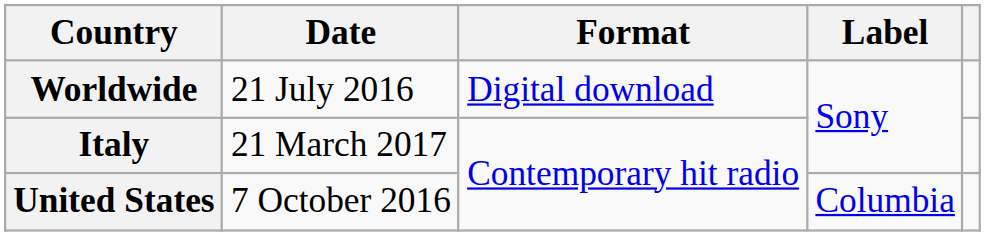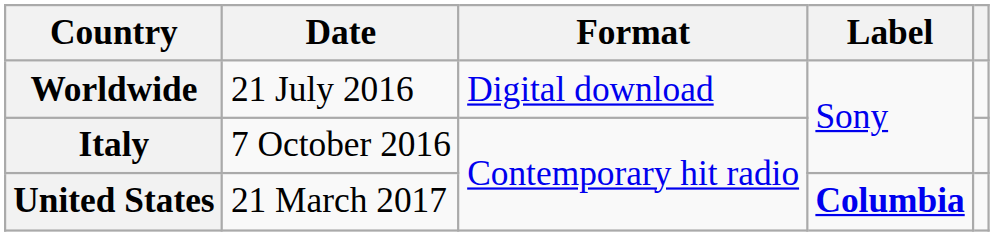(339, 144) 21 March 2017 -> (341, 144) 7 October 2016
(341, 200) 7 October 2016 -> (339, 200) 21 March 2017
(885, 200) normal -> (890, 200) bold
